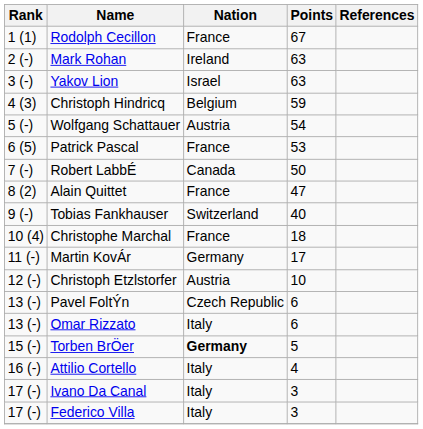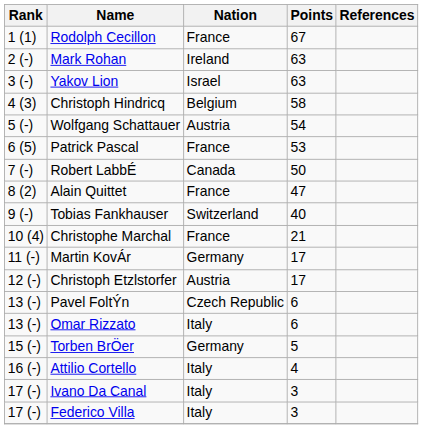(298, 103) 59 -> (298, 103) 58
(298, 236) 18 -> (298, 236) 21
(298, 280) 10 -> (298, 280) 17
(217, 346) bold -> (215, 346) normal
